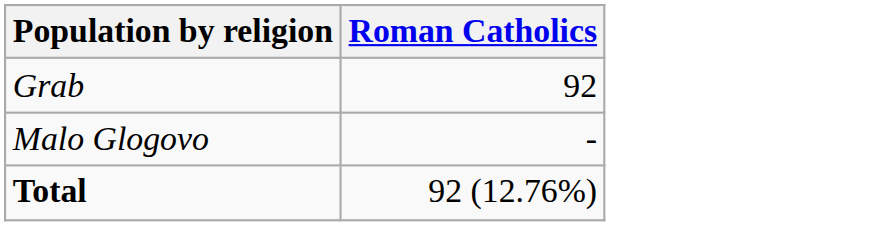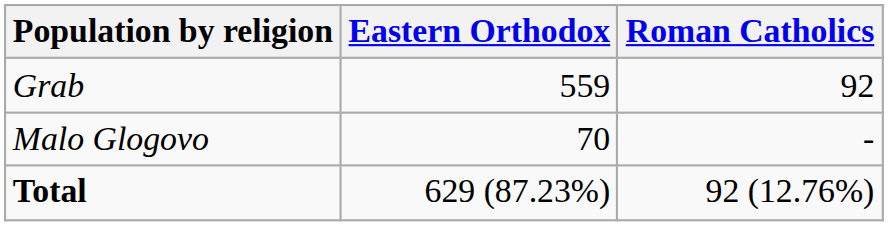+ column: (479, 31)
